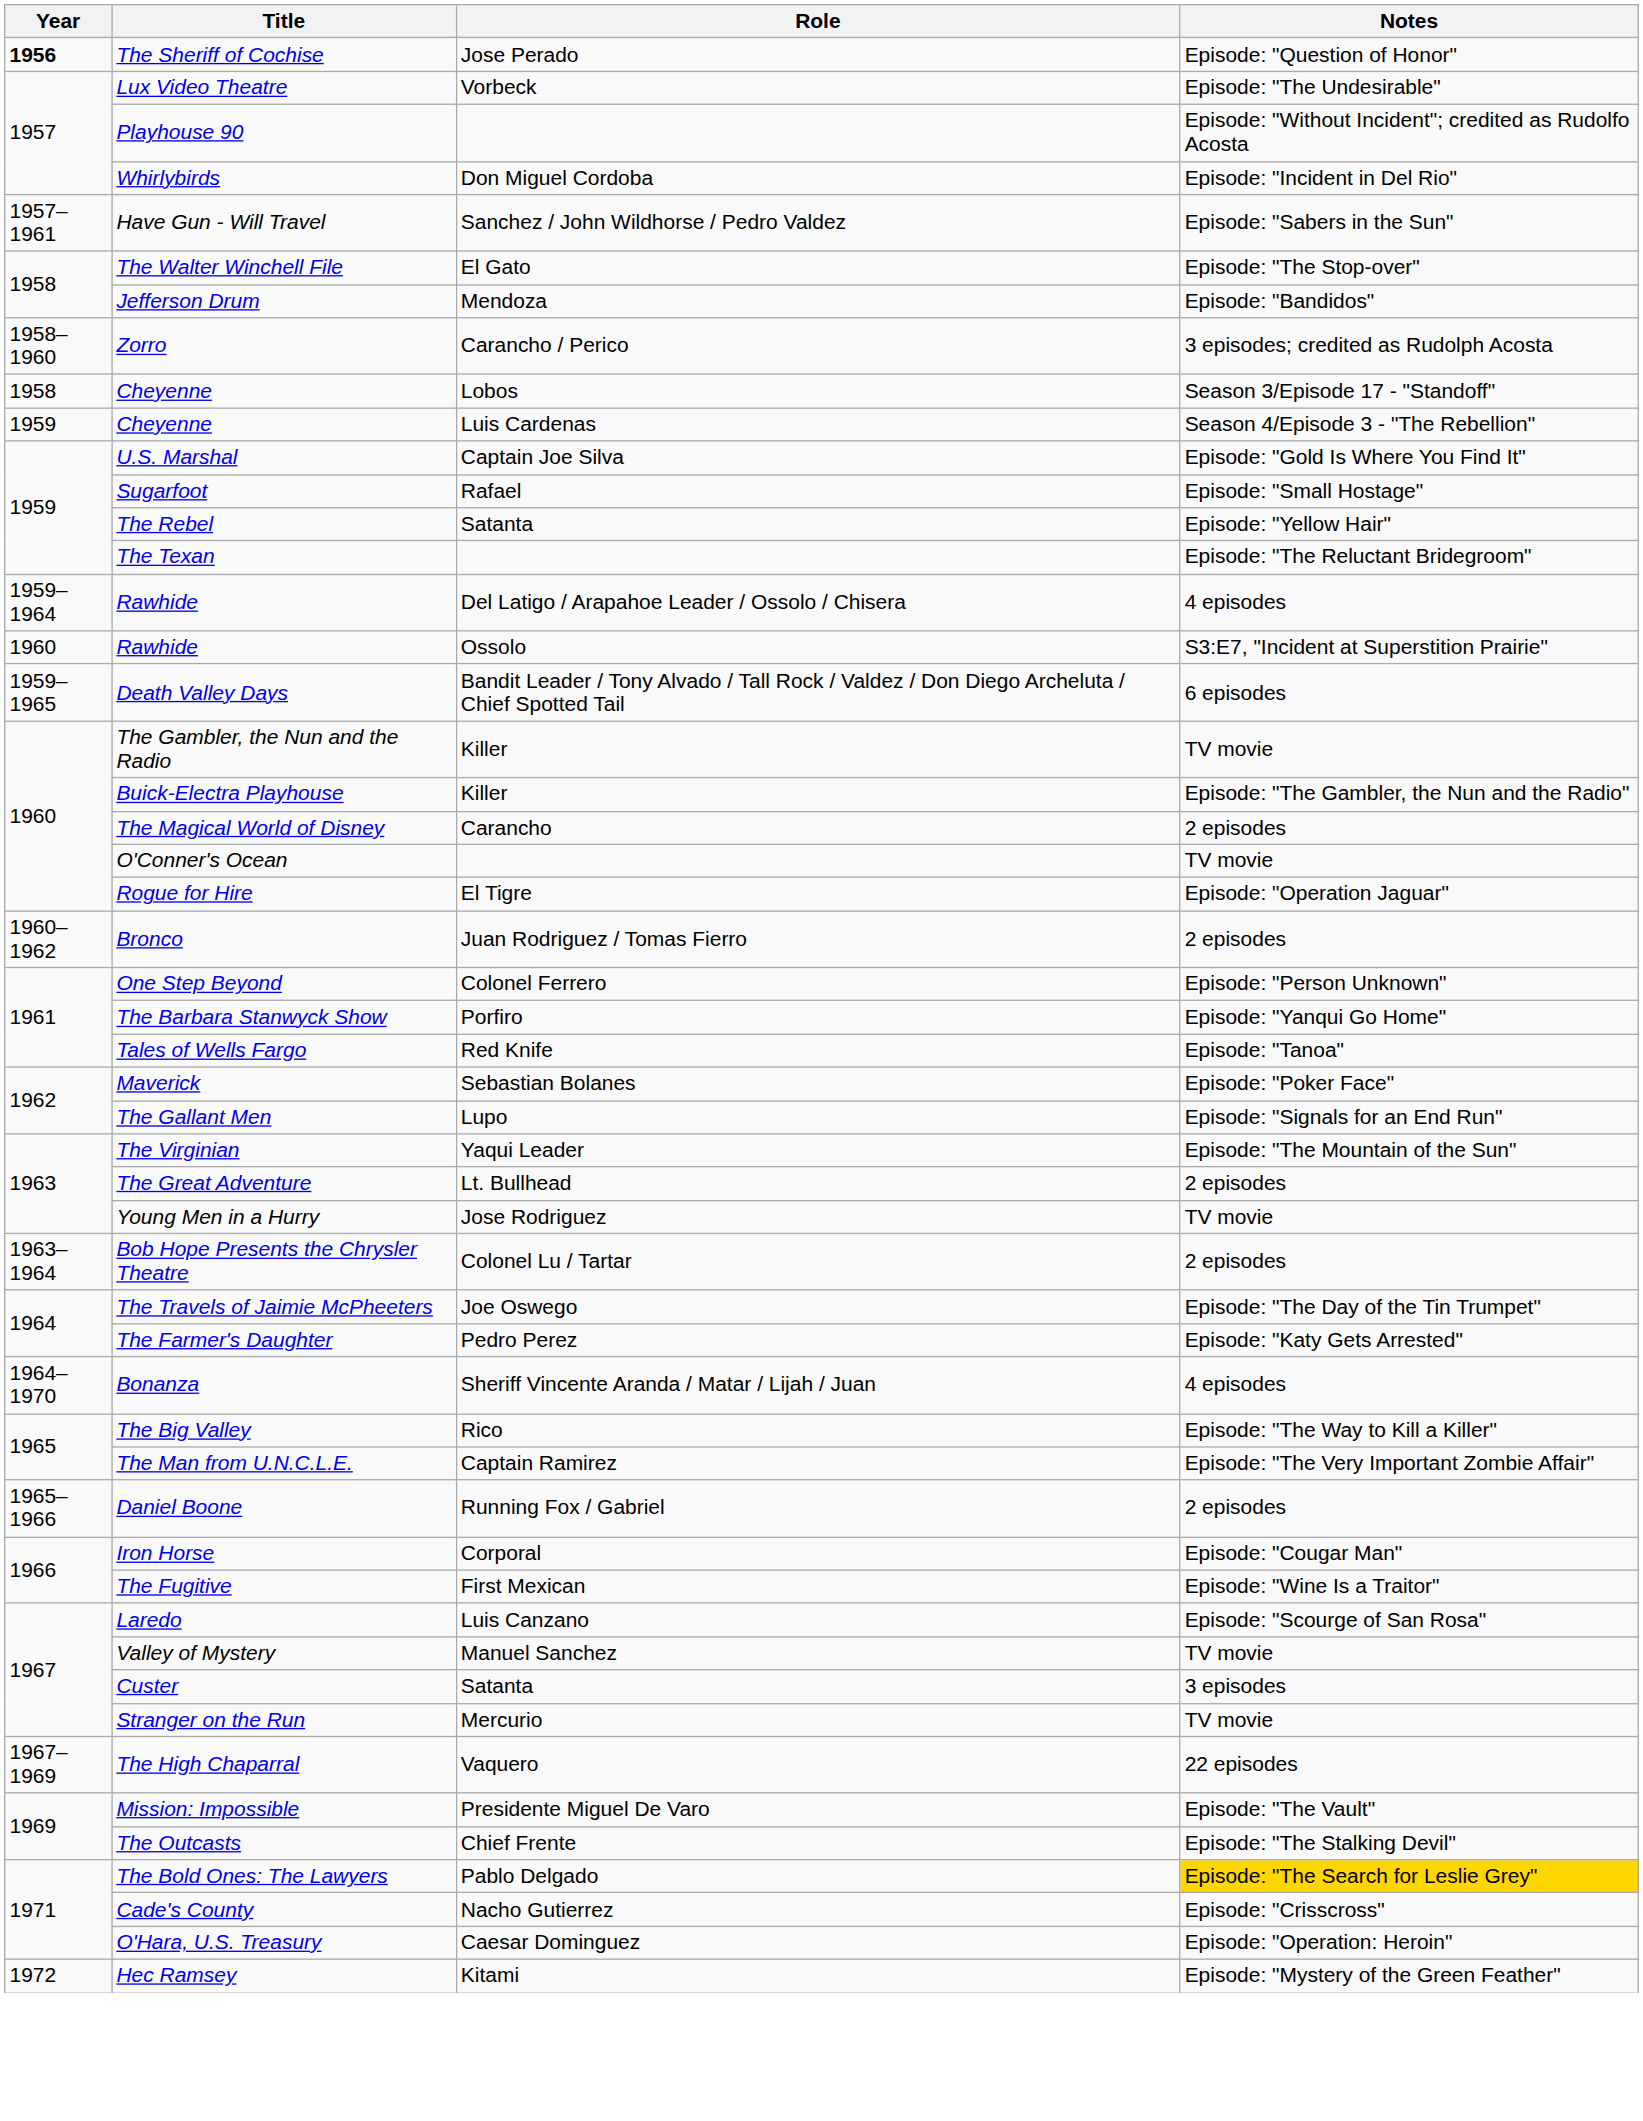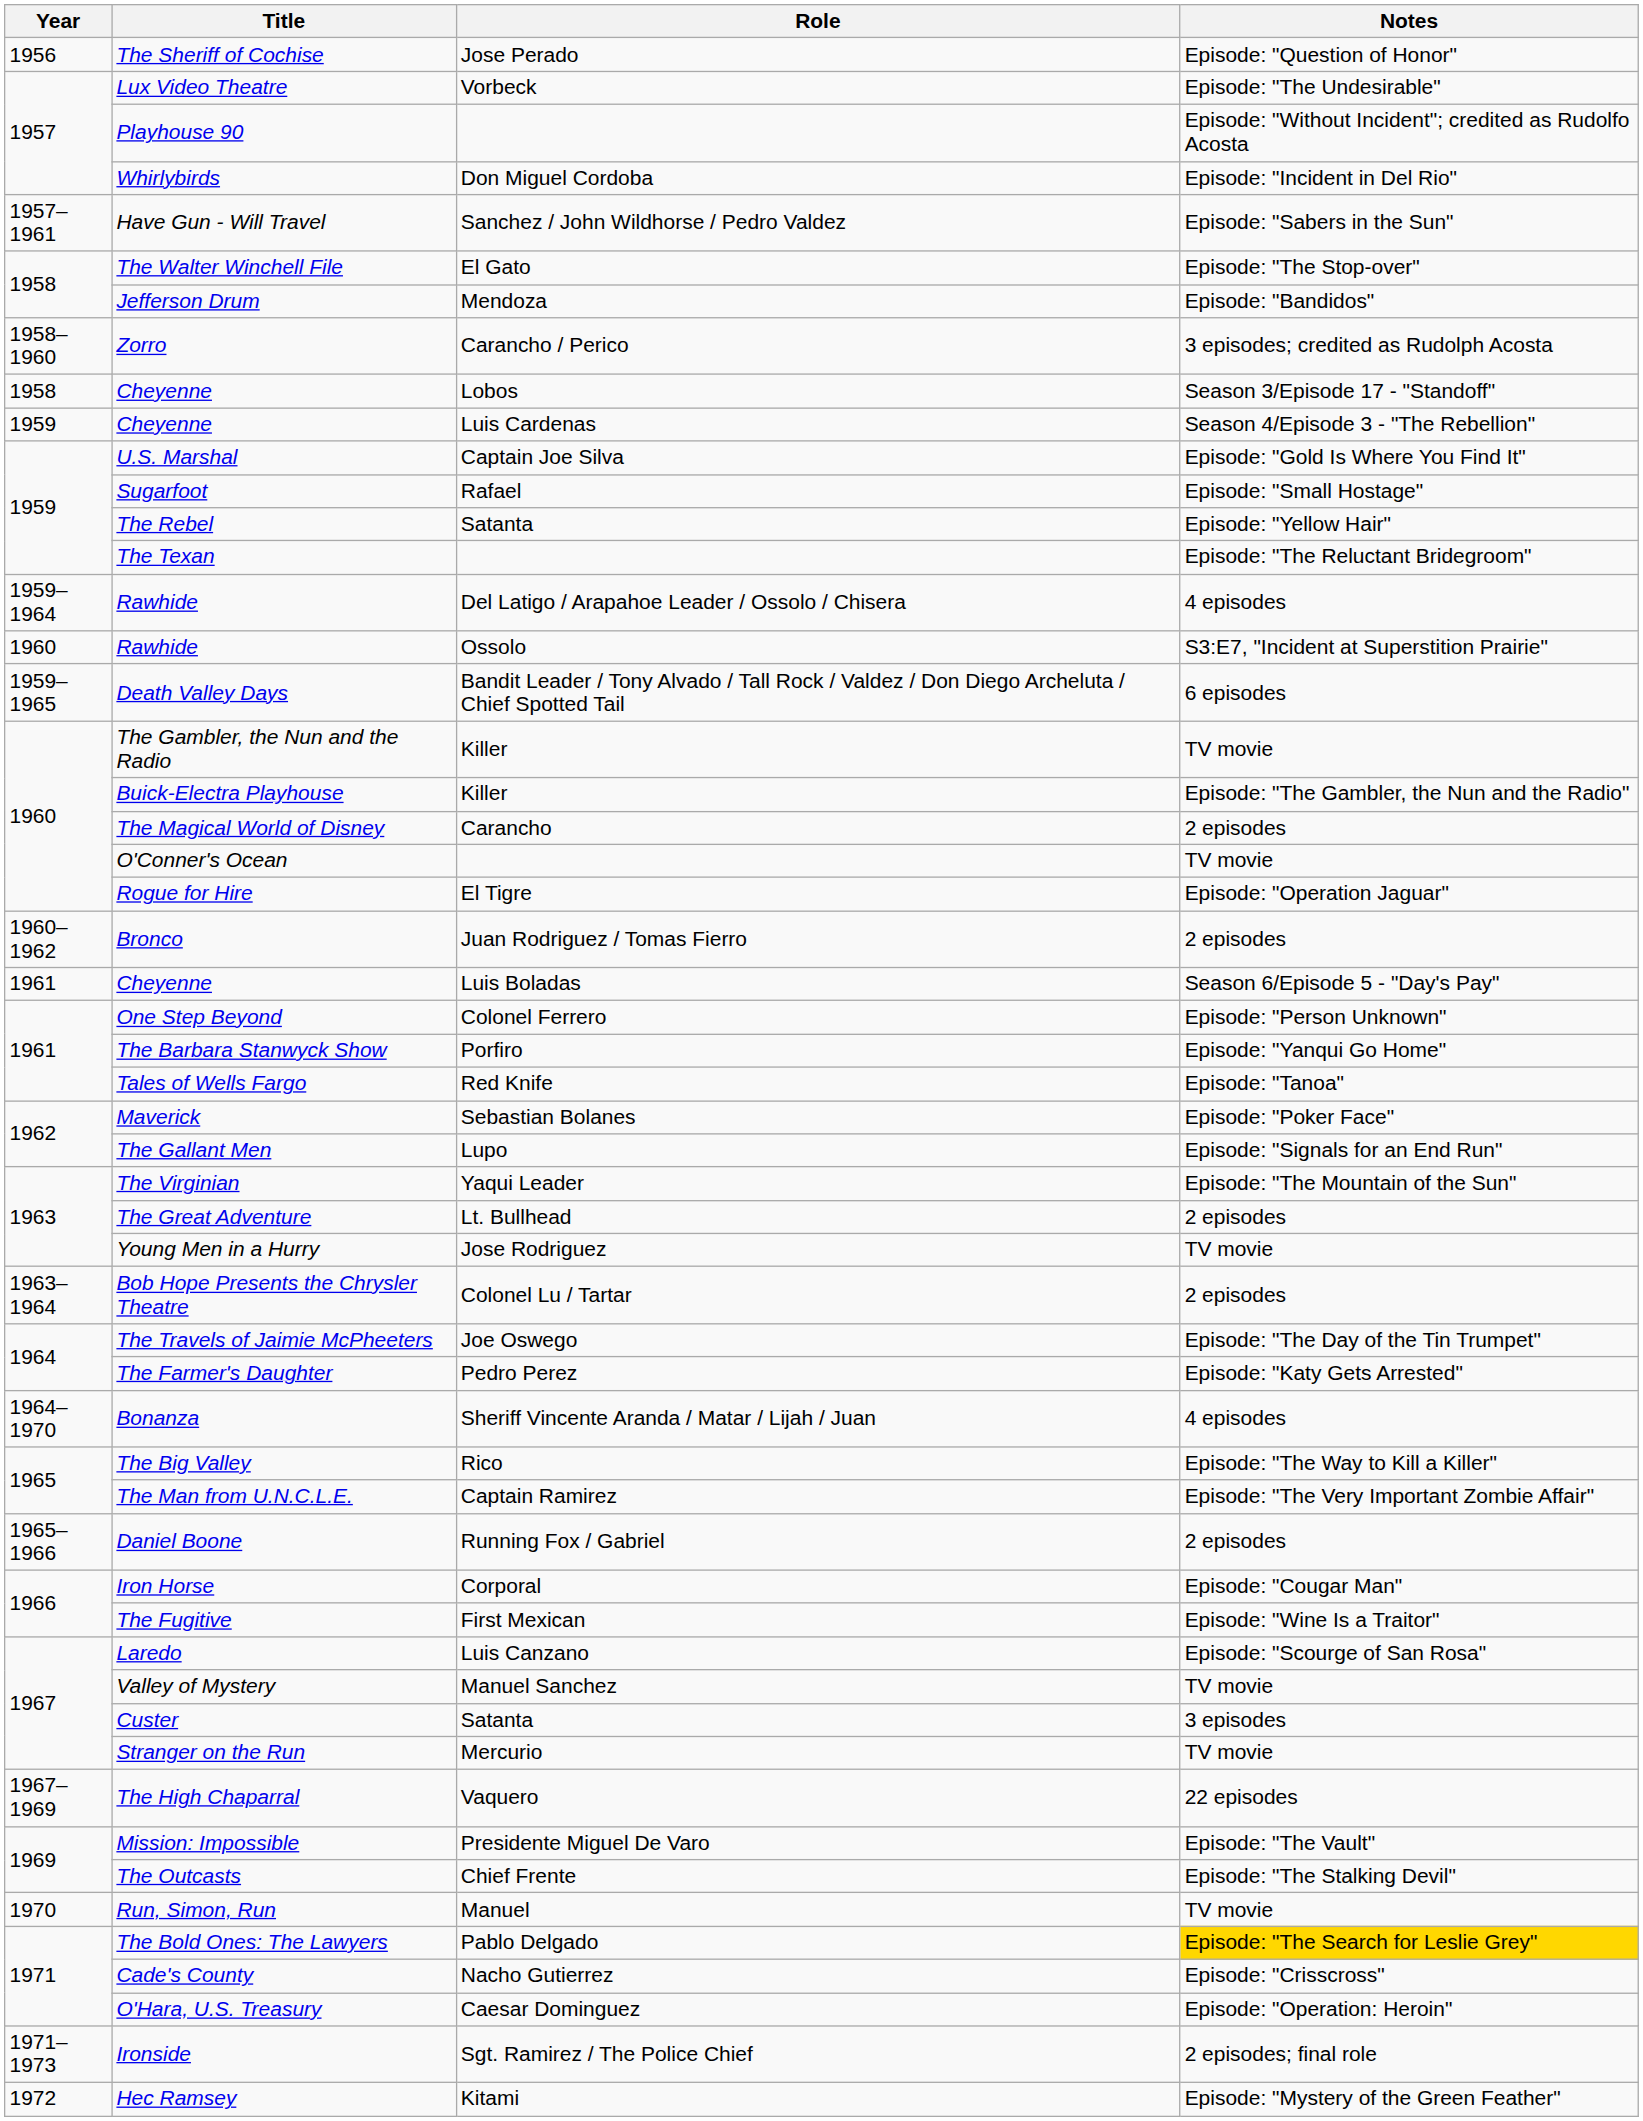(33, 54) bold -> (33, 54) normal
+ row: (164, 983)
+ row: (196, 1909)
+ row: (154, 2054)
